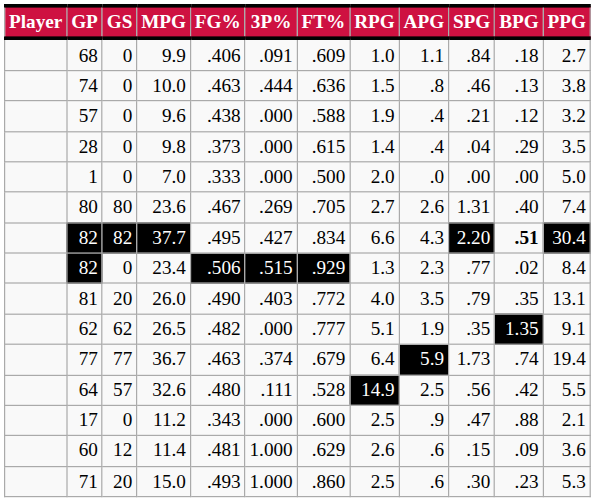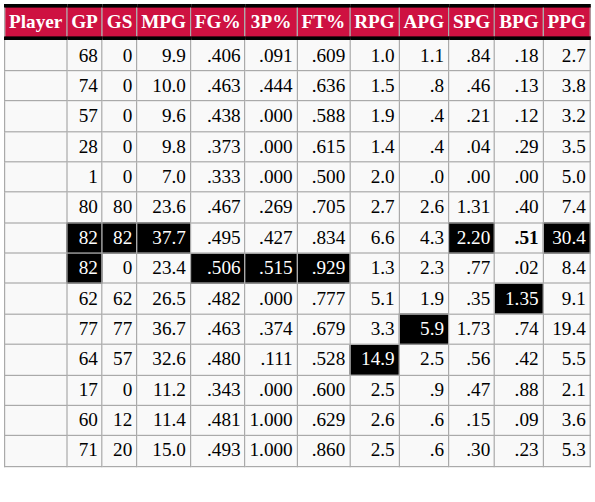- row: (169, 298)
(383, 359) 6.4 -> (383, 329) 3.3
